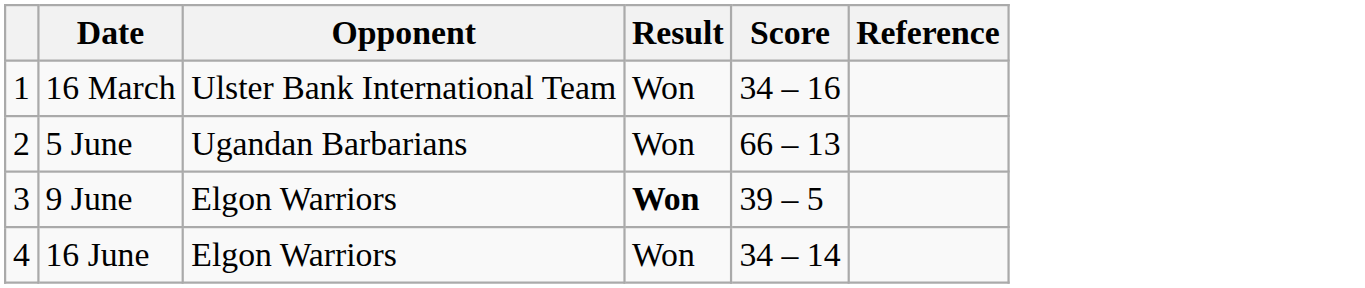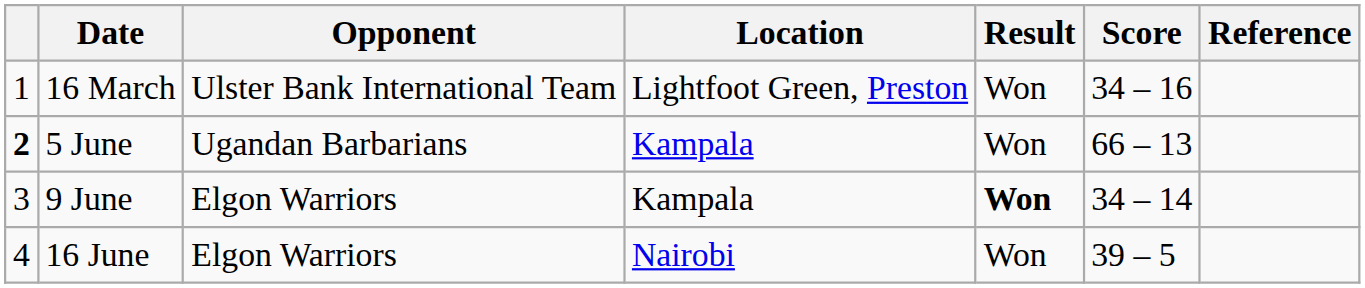+ column: (800, 32)
(21, 143) normal -> (21, 143) bold
(782, 199) 39 – 5 -> (1142, 199) 34 – 14
(790, 255) 34 – 14 -> (1133, 255) 39 – 5
